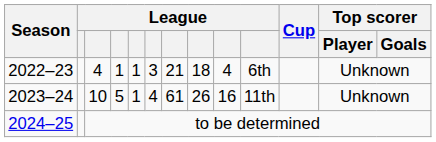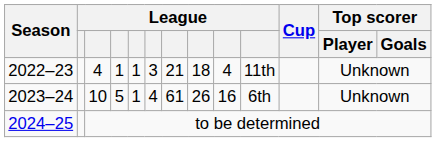(260, 70) 6th -> (260, 70) 11th
(260, 96) 11th -> (260, 96) 6th
